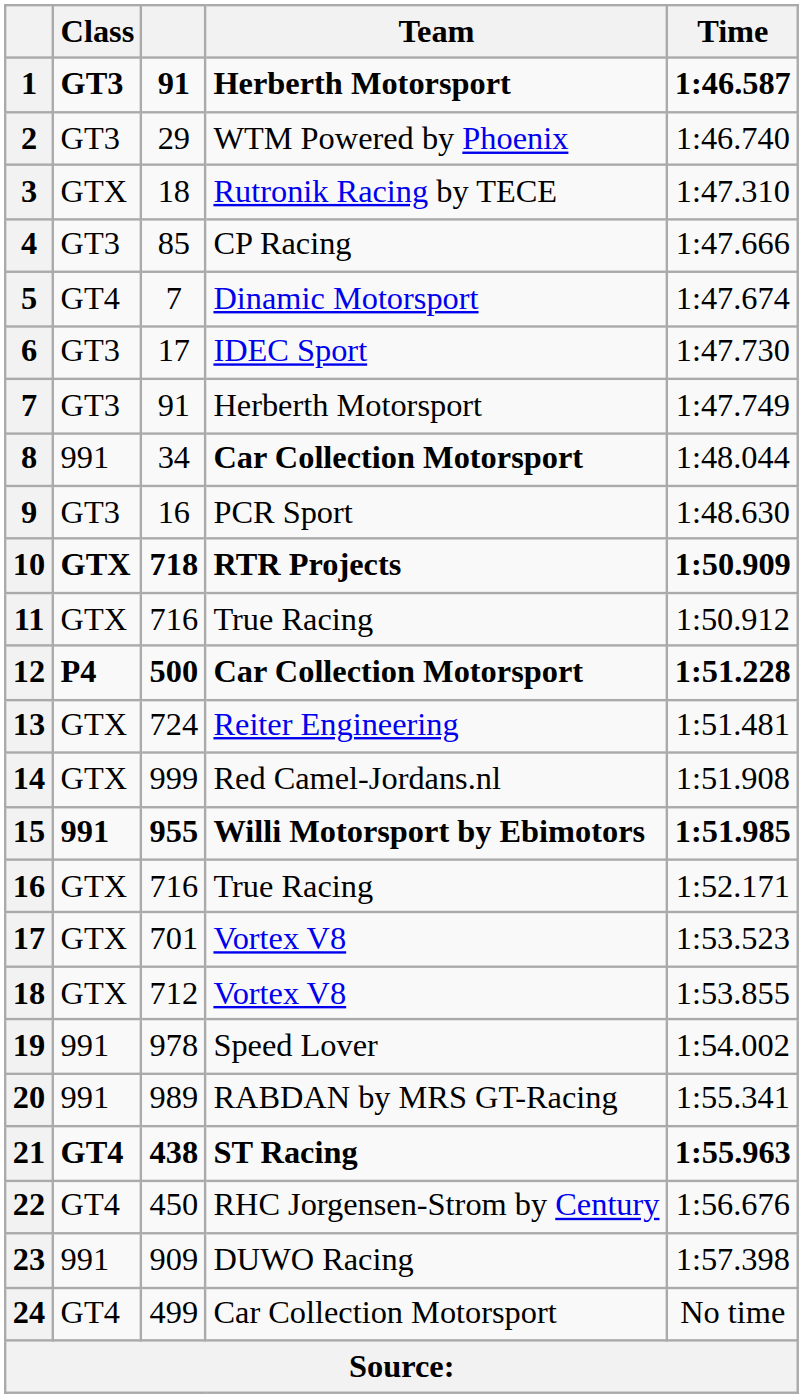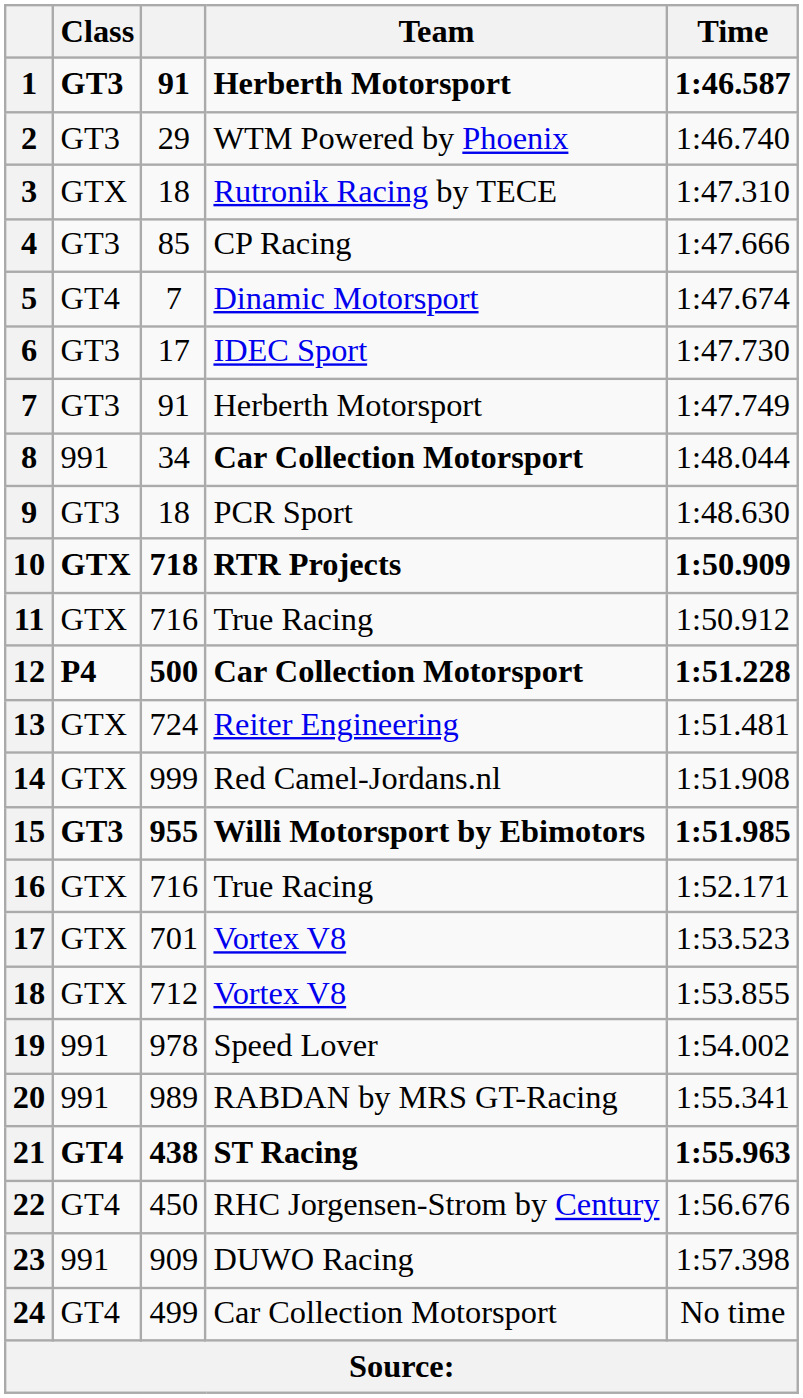(174, 511) 16 -> (174, 511) 18
(85, 831) 991 -> (92, 831) GT3
